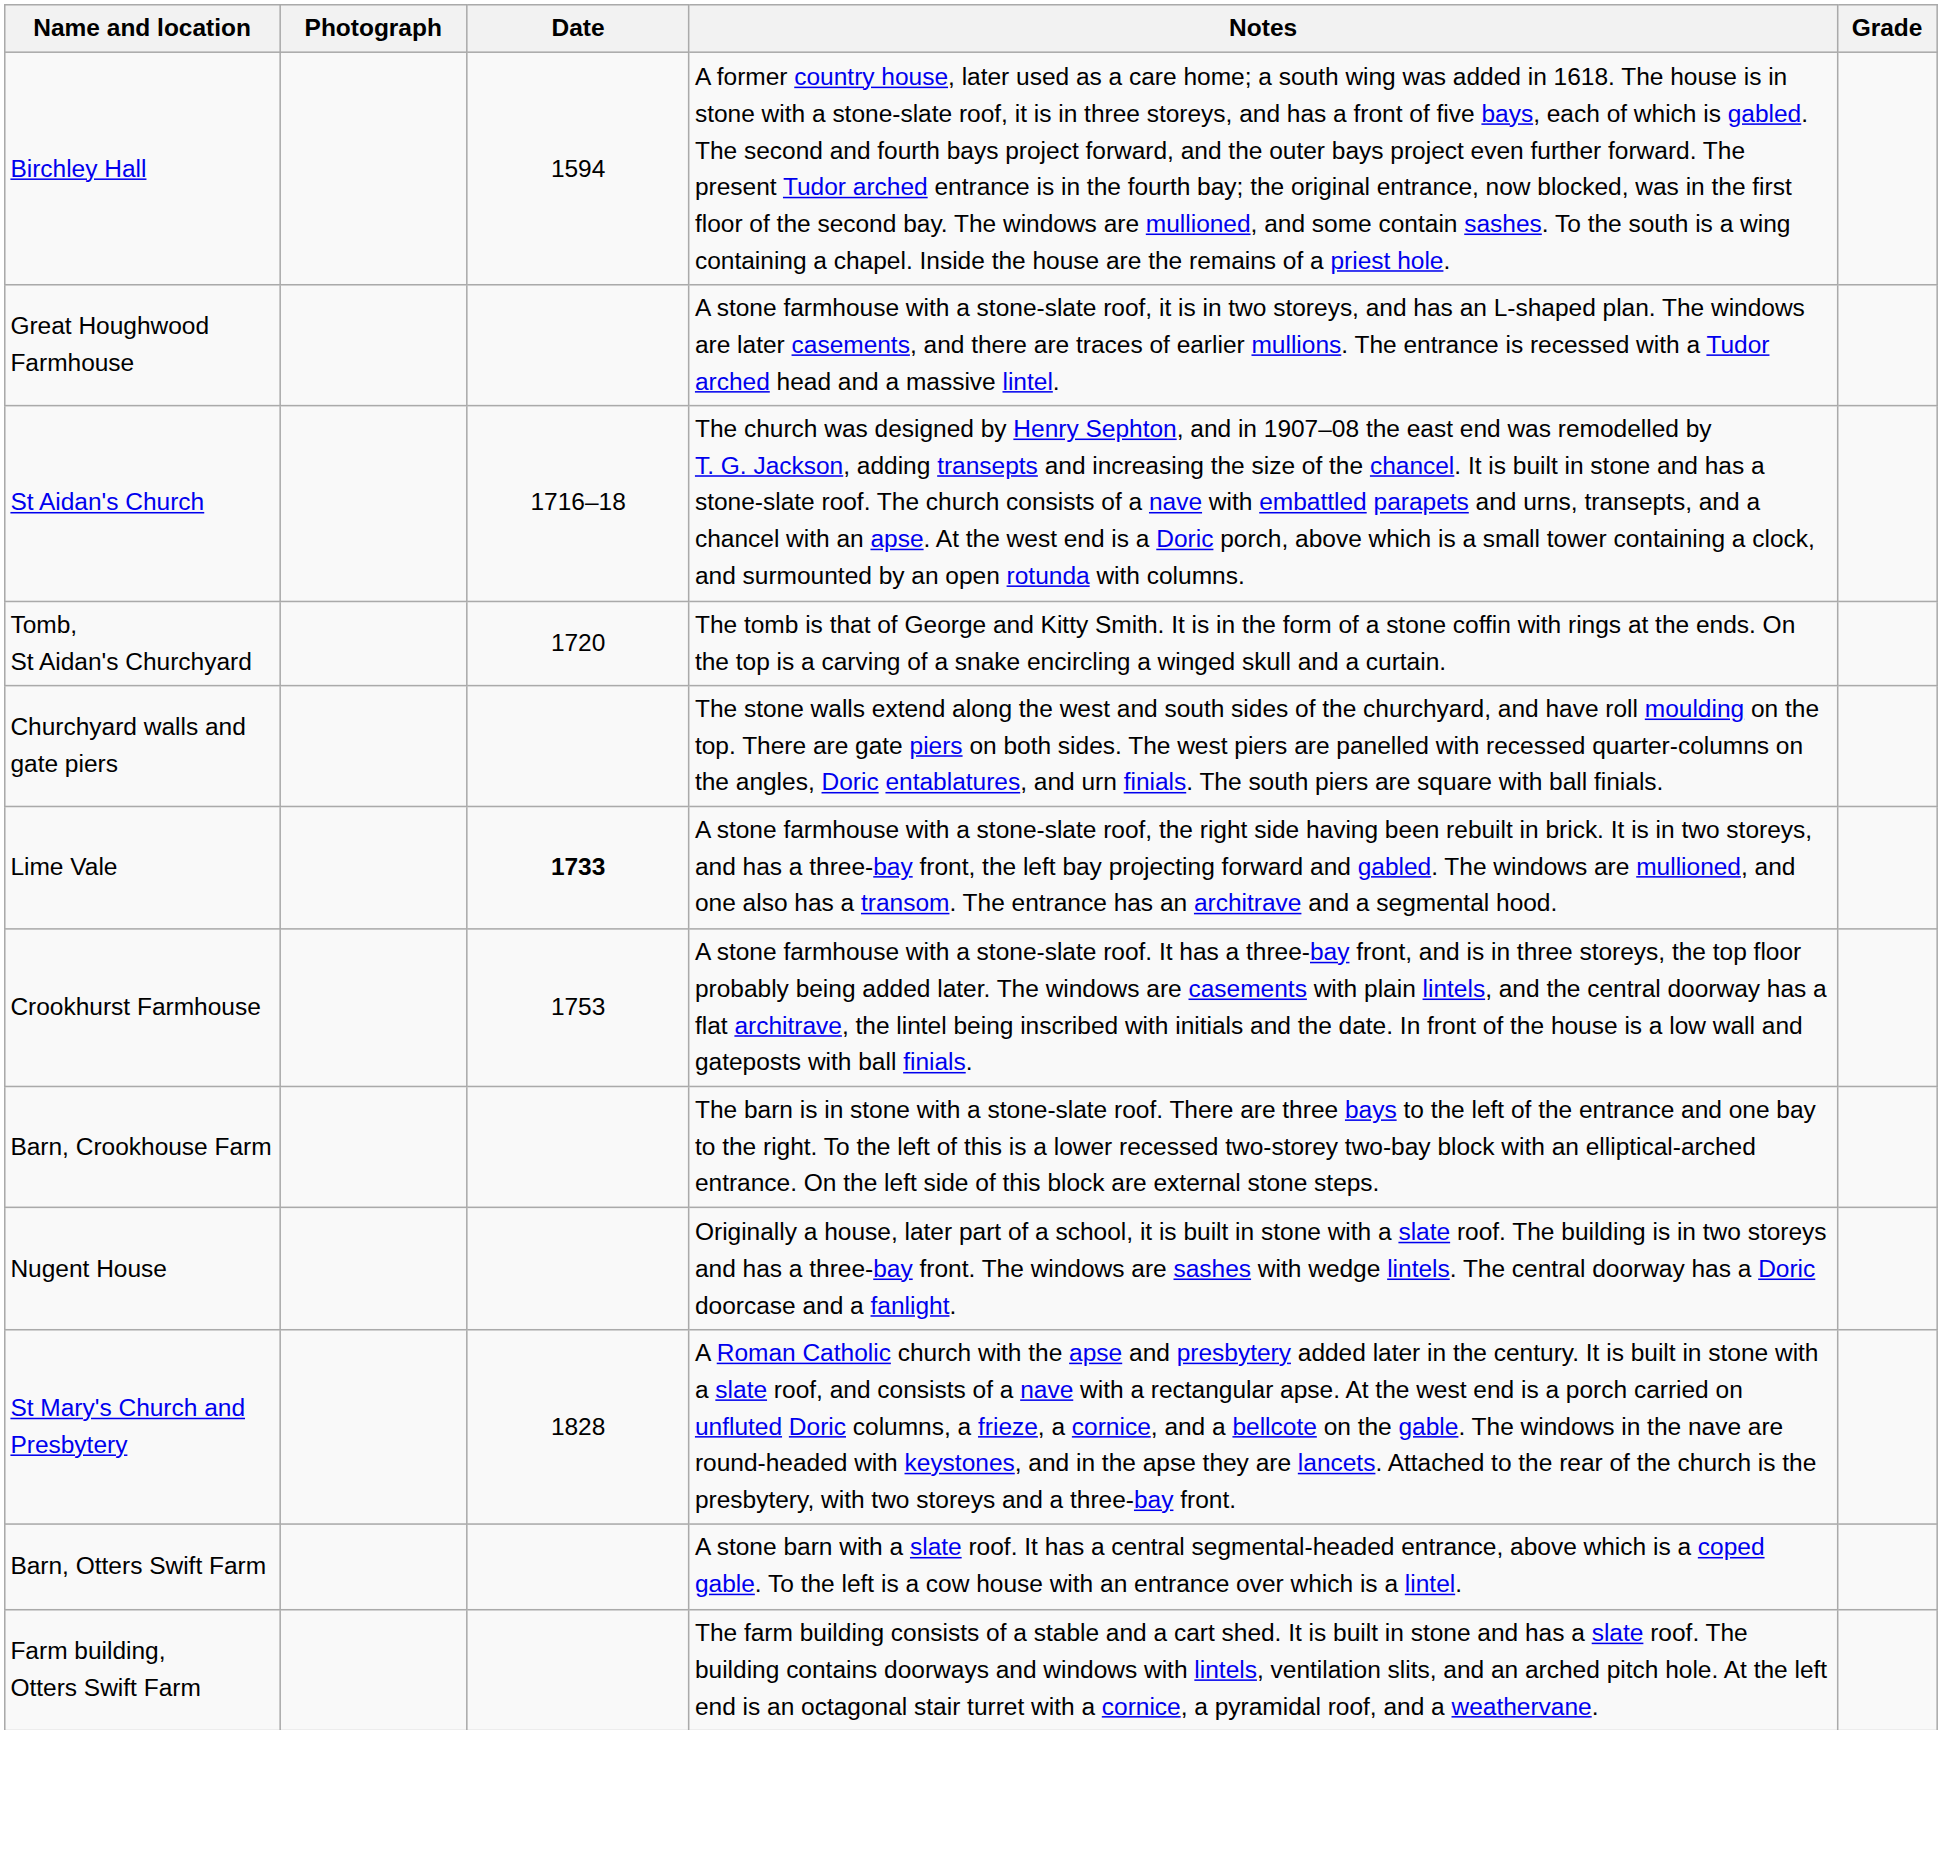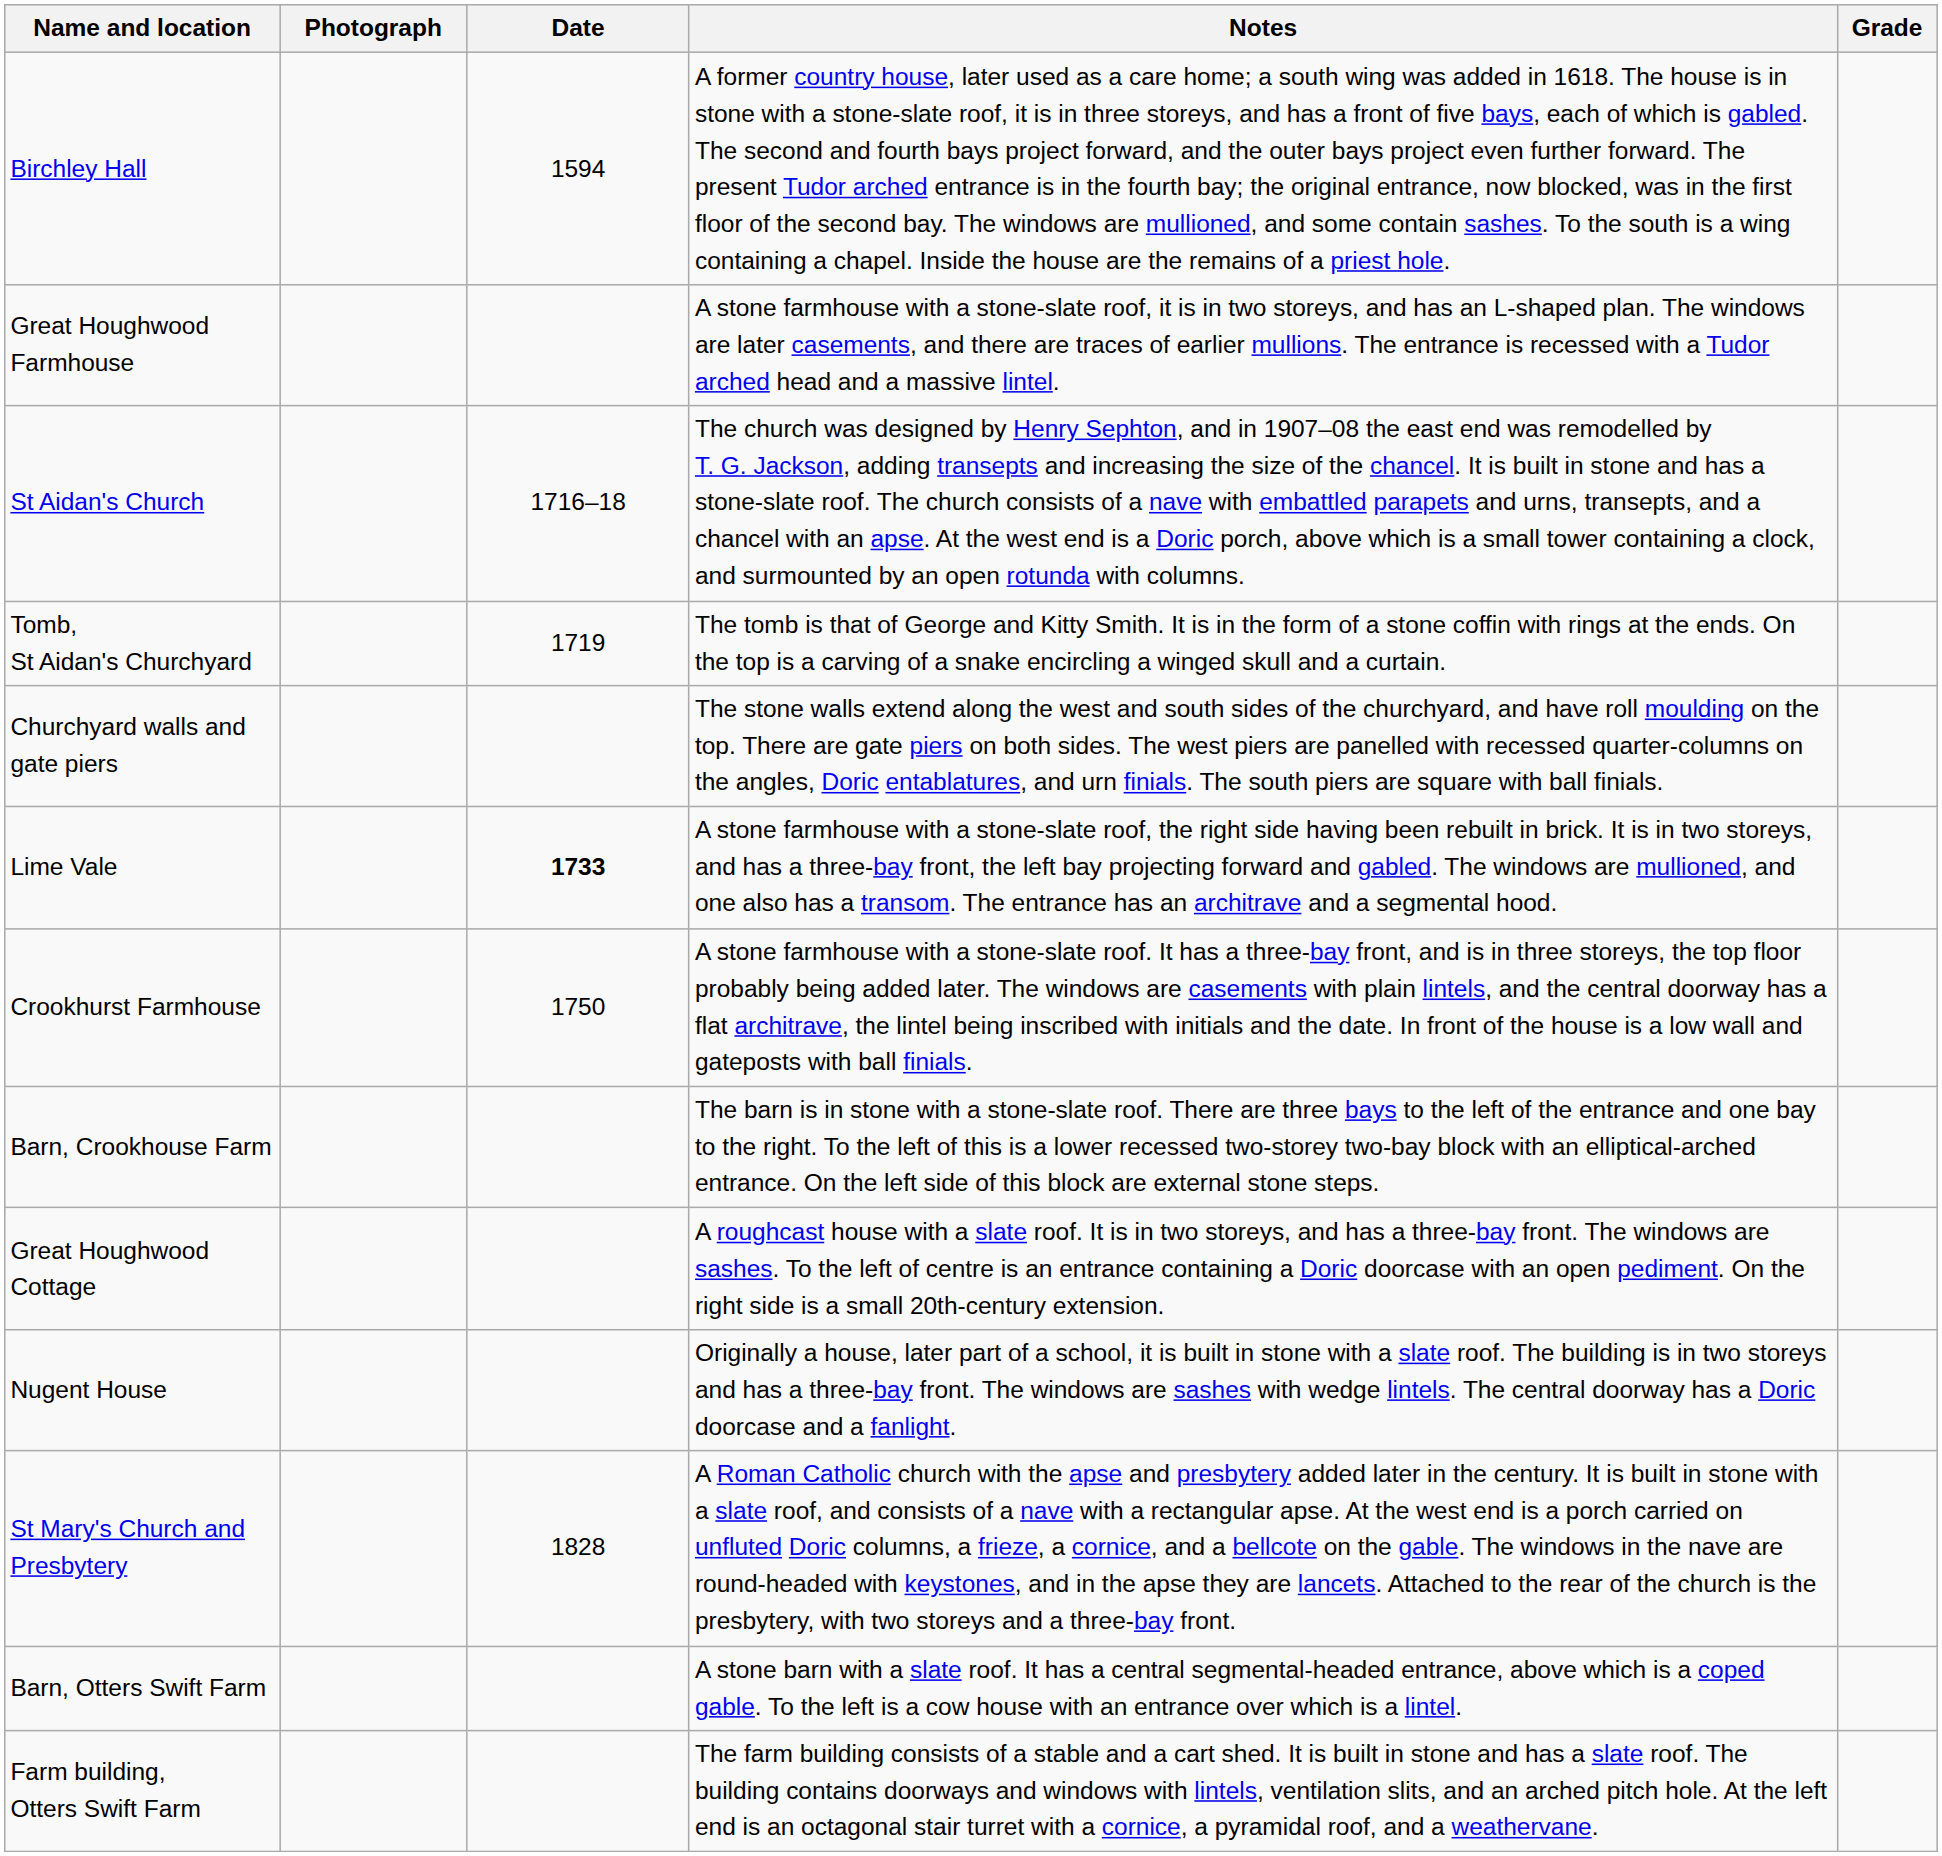(578, 642) 1720 -> (578, 642) 1719
(578, 1007) 1753 -> (578, 1007) 1750
+ row: (110, 1268)
